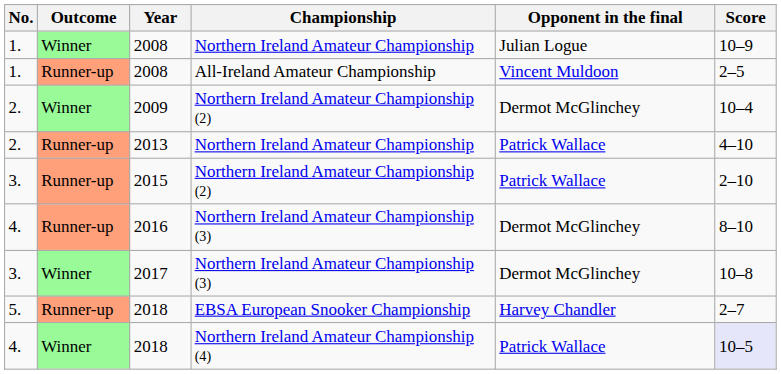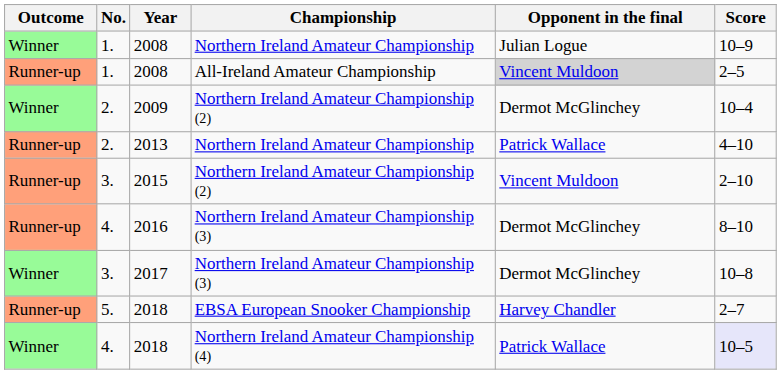columns swapped: (84, 17) <-> (21, 17)
(559, 71) no background -> (559, 71) lightgrey background
(552, 181) Patrick Wallace -> (559, 181) Vincent Muldoon
